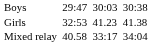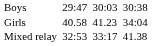(75, 22) 32:53 -> (75, 22) 40.58
(135, 22) 41.38 -> (135, 22) 34:04
(75, 37) 40.58 -> (75, 37) 32:53
(135, 37) 34:04 -> (135, 37) 41.38
